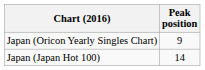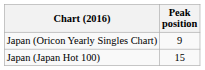(180, 57) 14 -> (180, 57) 15
